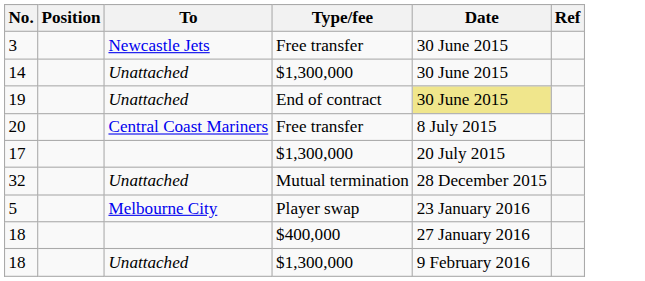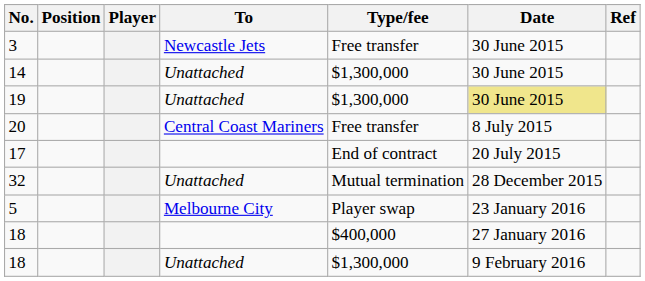+ column: (132, 18)
(329, 99) End of contract -> (370, 99) $1,300,000
(315, 153) $1,300,000 -> (384, 153) End of contract
